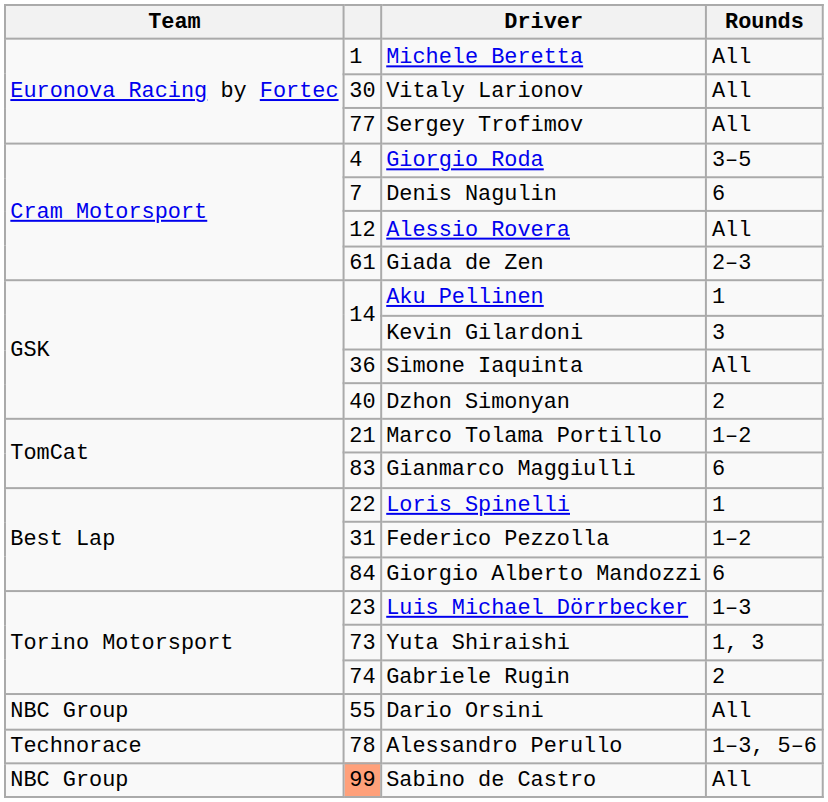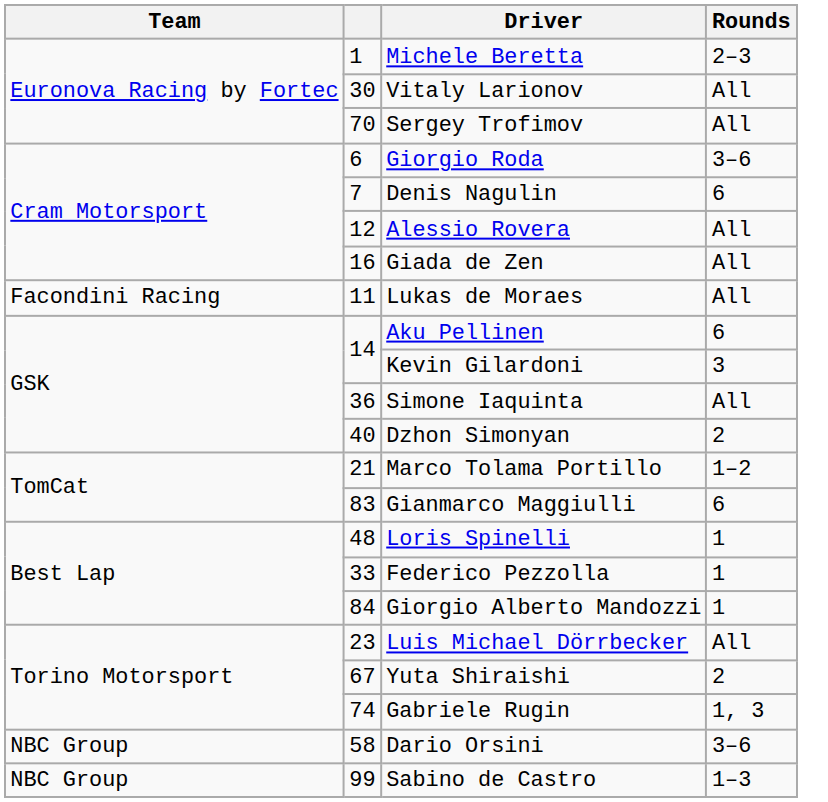(732, 57) All -> (732, 57) 2–3
(362, 126) 77 -> (362, 126) 70
(356, 160) 4 -> (356, 160) 6
(732, 160) 3–5 -> (732, 160) 3–6
(362, 264) 61 -> (362, 264) 16
(732, 264) 2–3 -> (732, 264) All
+ row: (485, 298)
(719, 298) 1 -> (719, 332) 6
(362, 505) 22 -> (362, 539) 48
(362, 539) 31 -> (362, 574) 33
(732, 539) 1–2 -> (719, 574) 1
(719, 574) 6 -> (719, 608) 1
(732, 608) 1–3 -> (732, 643) All
(362, 643) 73 -> (362, 677) 67
(738, 643) 1, 3 -> (719, 677) 2
(719, 677) 2 -> (738, 712) 1, 3
(362, 712) 55 -> (362, 746) 58
(732, 712) All -> (732, 746) 3–6
- row: (504, 746)
(362, 780) lightsalmon background -> (362, 780) no background
(732, 780) All -> (732, 780) 1–3
